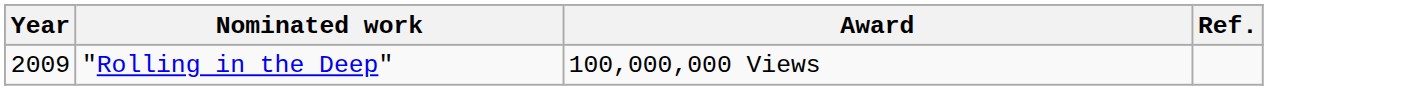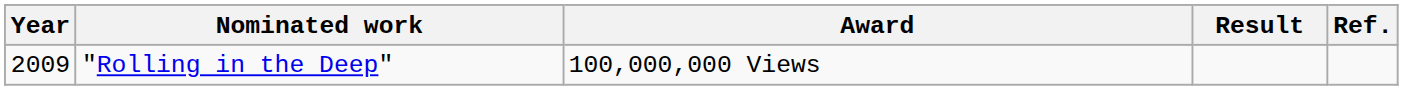+ column: (1260, 25)
